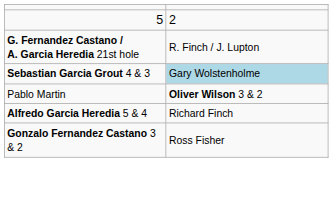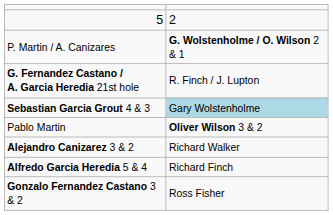+ row: (61, 47)
+ row: (71, 147)
